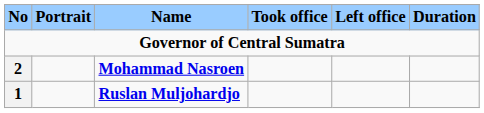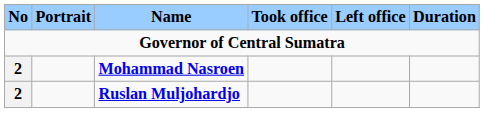(18, 94) 1 -> (18, 94) 2
